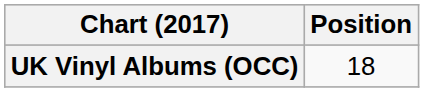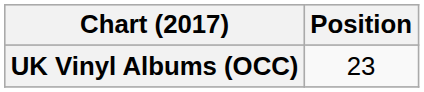(361, 65) 18 -> (361, 65) 23
